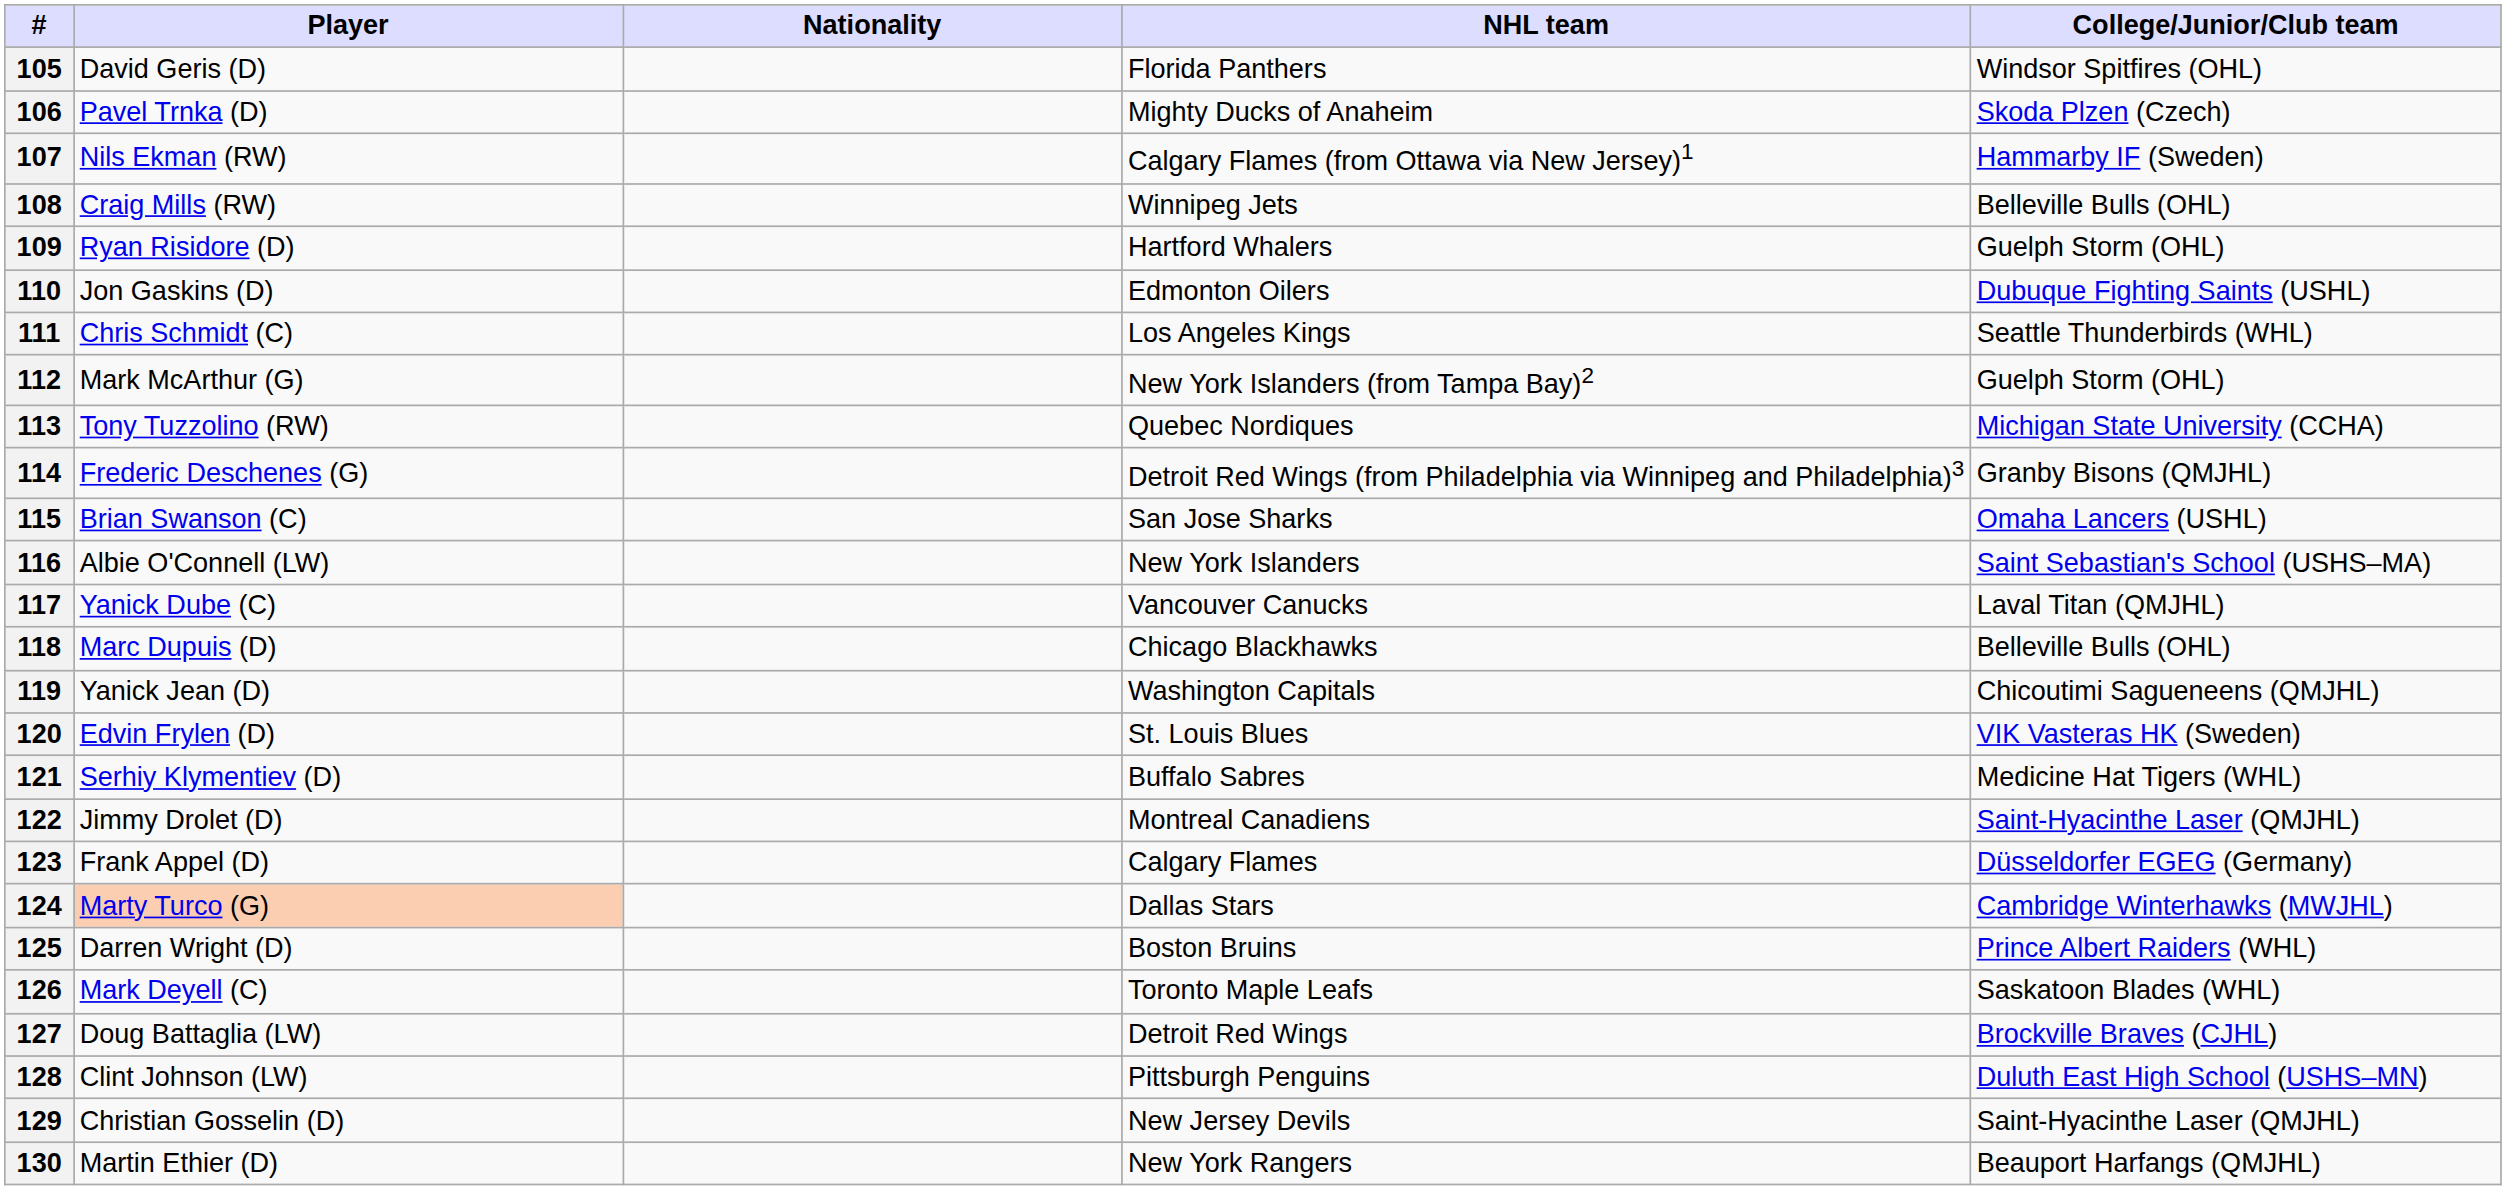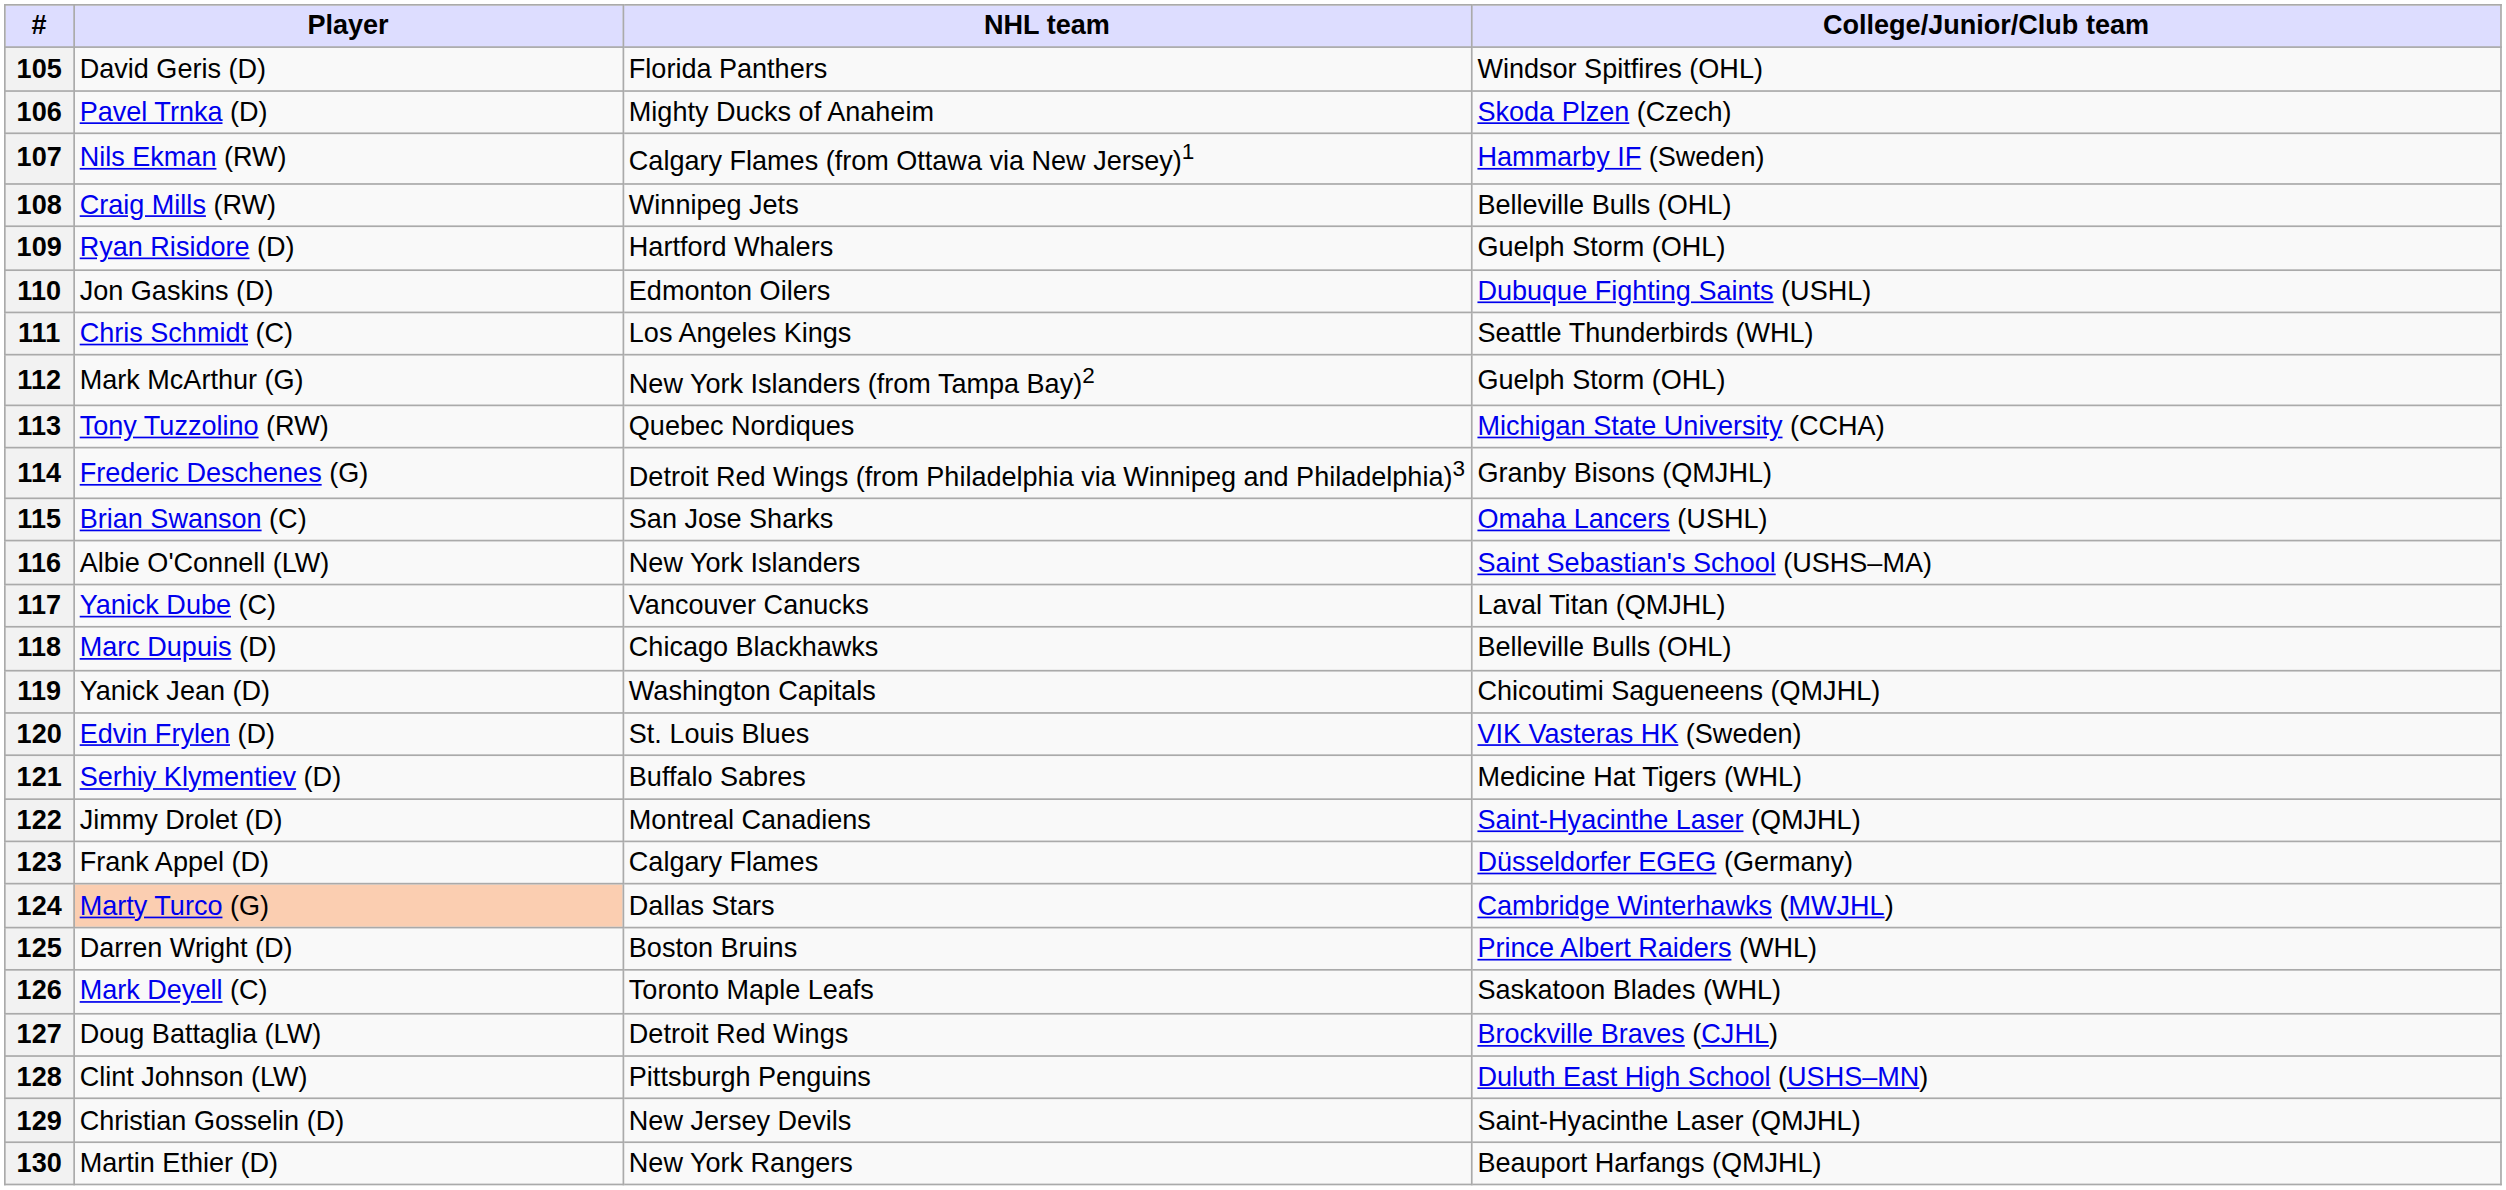- column: (872, 25)
